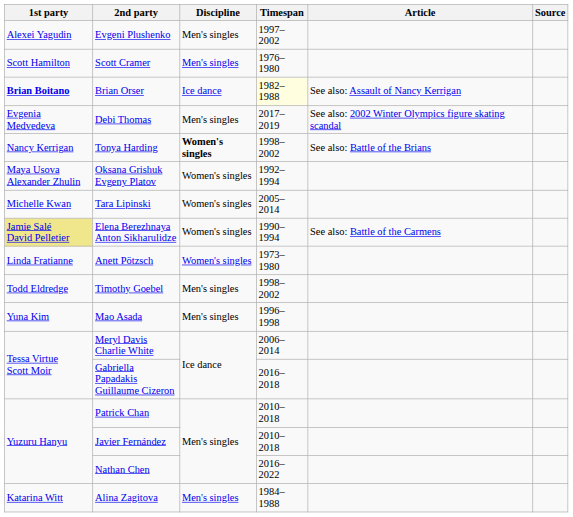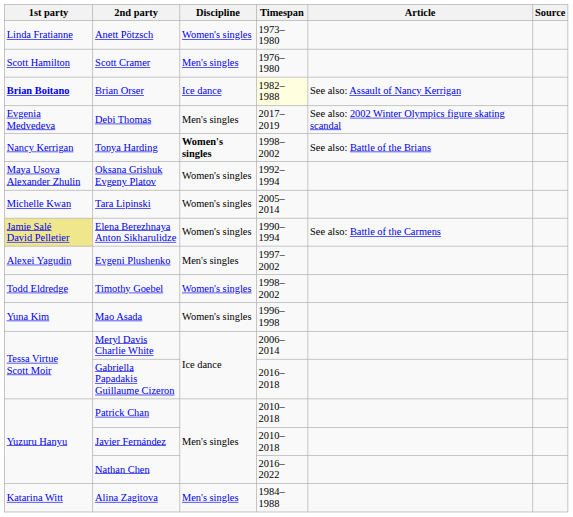rows swapped: (124, 260) <-> (133, 35)
(210, 288) Men's singles -> (217, 288) Women's singles
(210, 317) Men's singles -> (217, 317) Women's singles
